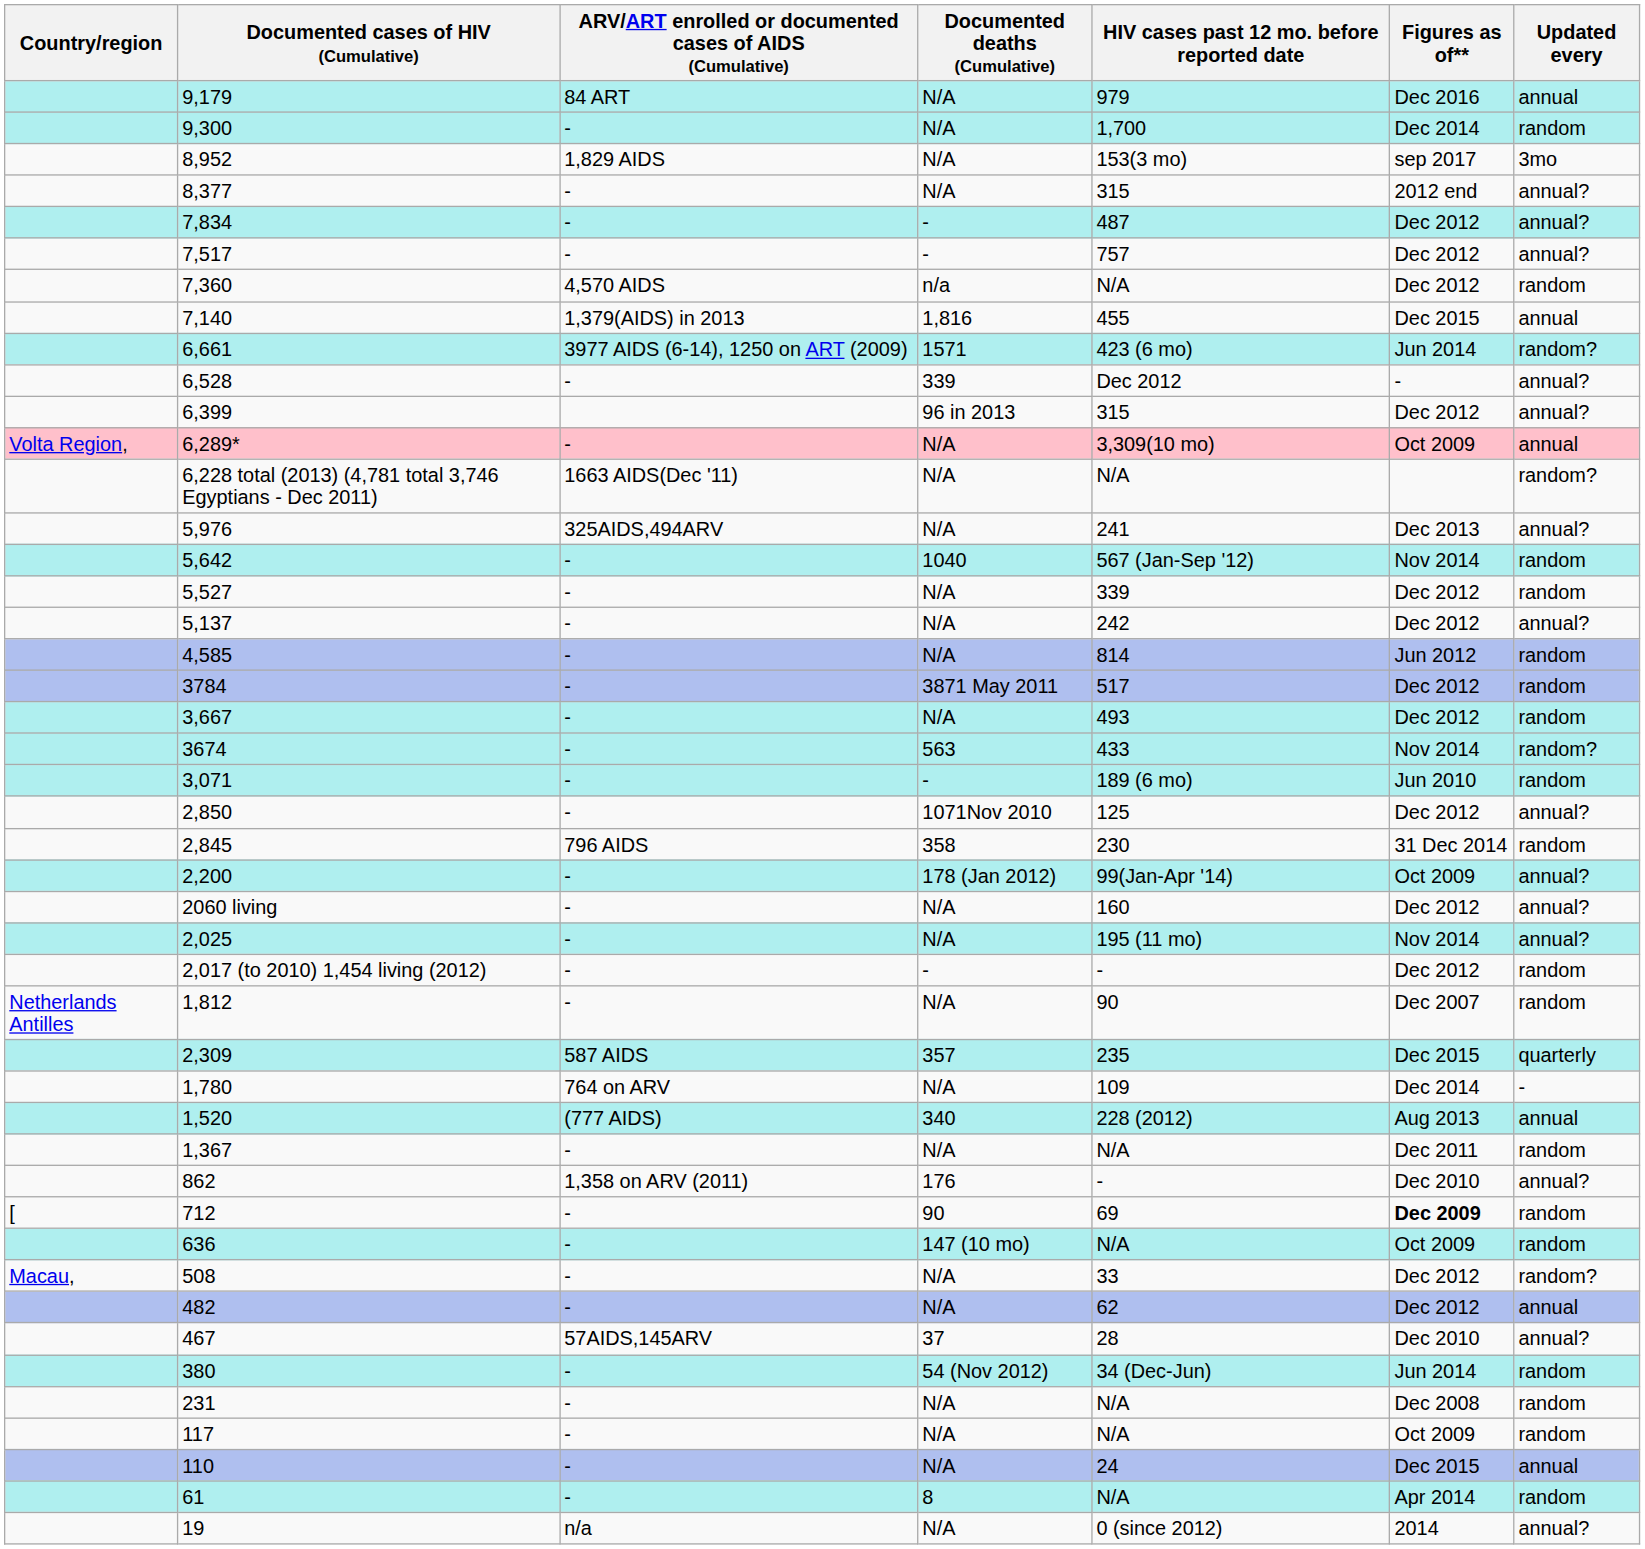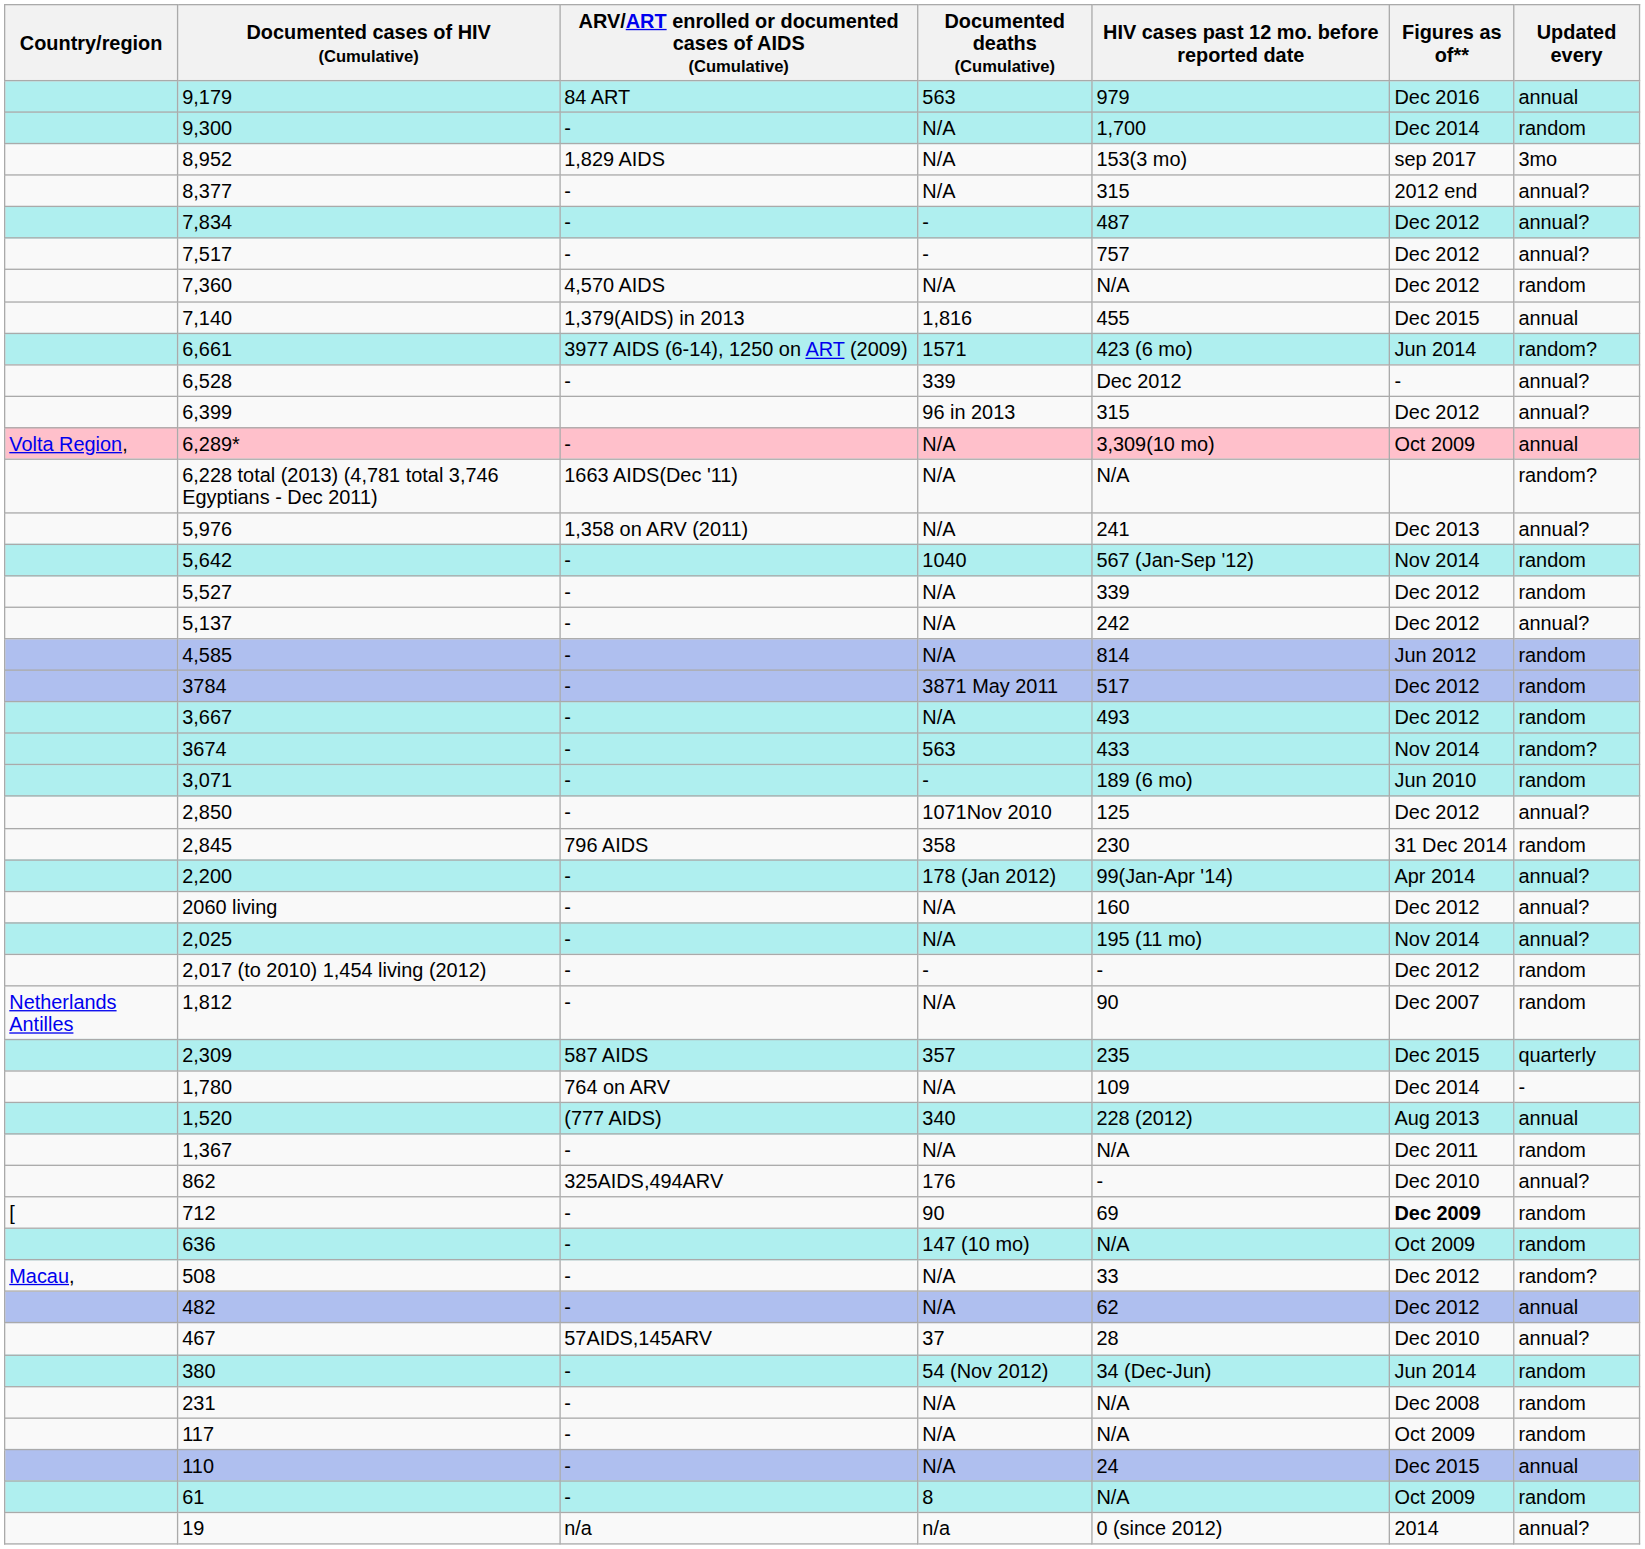(939, 97) N/A -> (939, 97) 563
(936, 286) n/a -> (939, 286) N/A
(644, 529) 325AIDS,494ARV -> (656, 529) 1,358 on ARV (2011)
(1435, 875) Oct 2009 -> (1435, 875) Apr 2014
(656, 1181) 1,358 on ARV (2011) -> (644, 1181) 325AIDS,494ARV
(1435, 1497) Apr 2014 -> (1435, 1497) Oct 2009
(939, 1528) N/A -> (936, 1528) n/a
